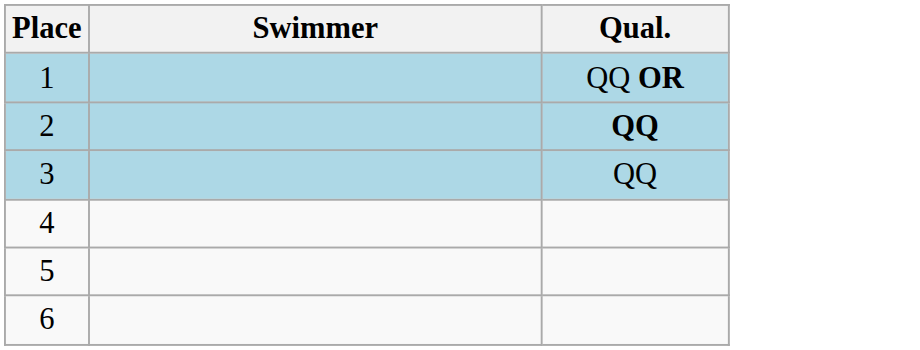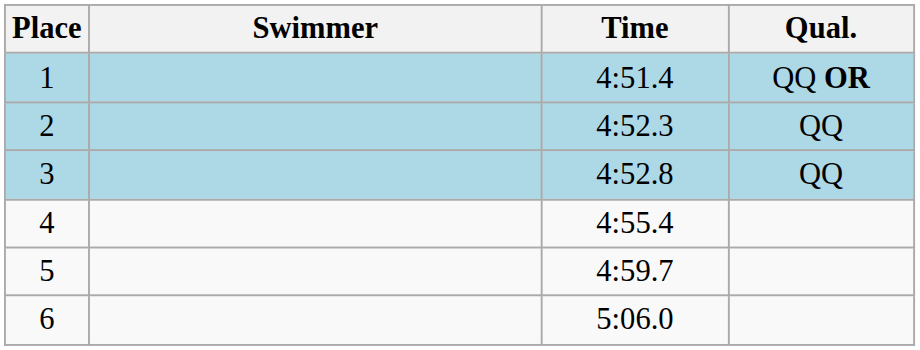+ column: (635, 28)
(635, 125) bold -> (821, 125) normal
